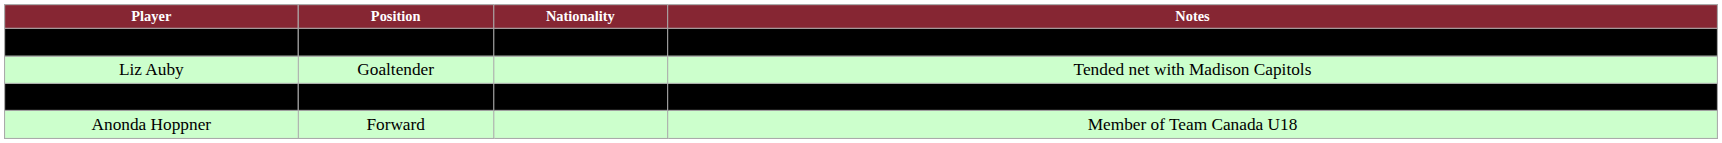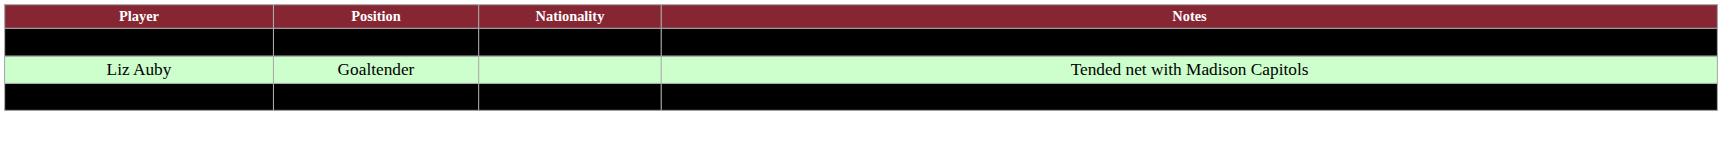(1192, 42) bold -> (1190, 42) normal
- row: (151, 124)
